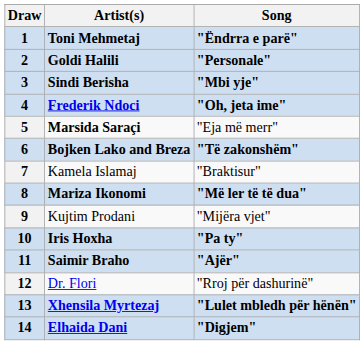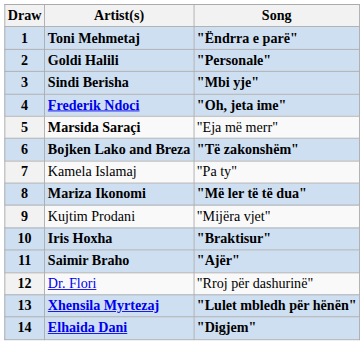(229, 171) "Braktisur" -> (217, 171) "Pa ty"
(220, 238) "Pa ty" -> (234, 238) "Braktisur"
